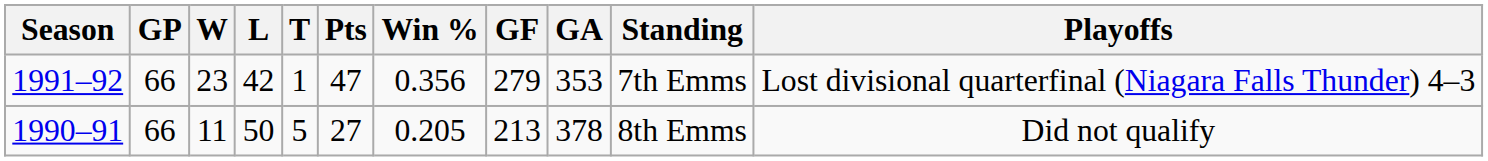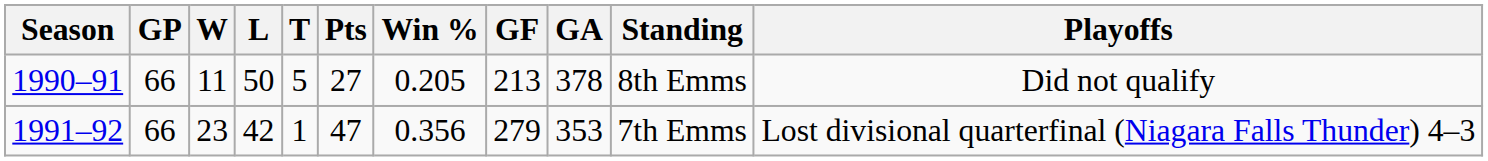rows swapped: (68, 130) <-> (68, 79)
